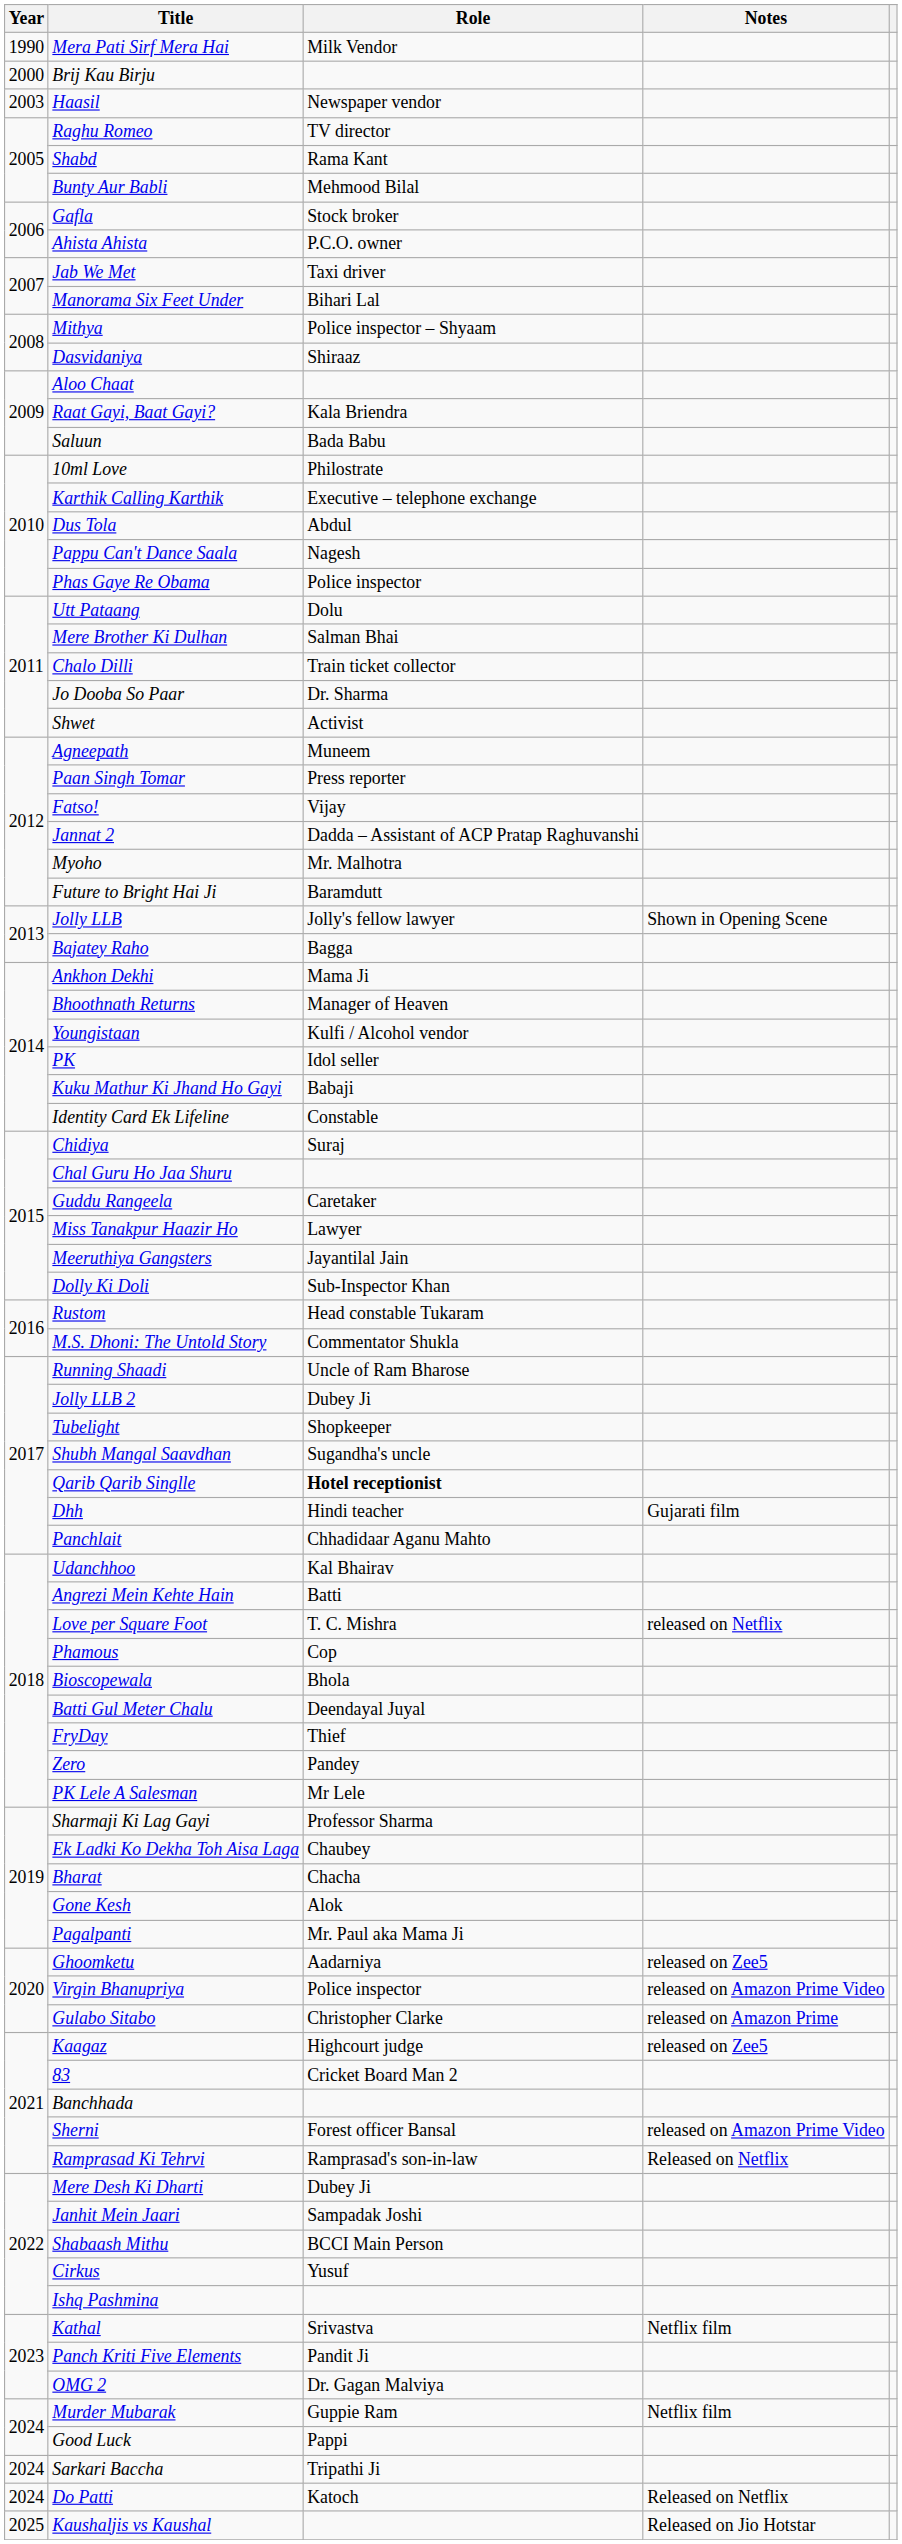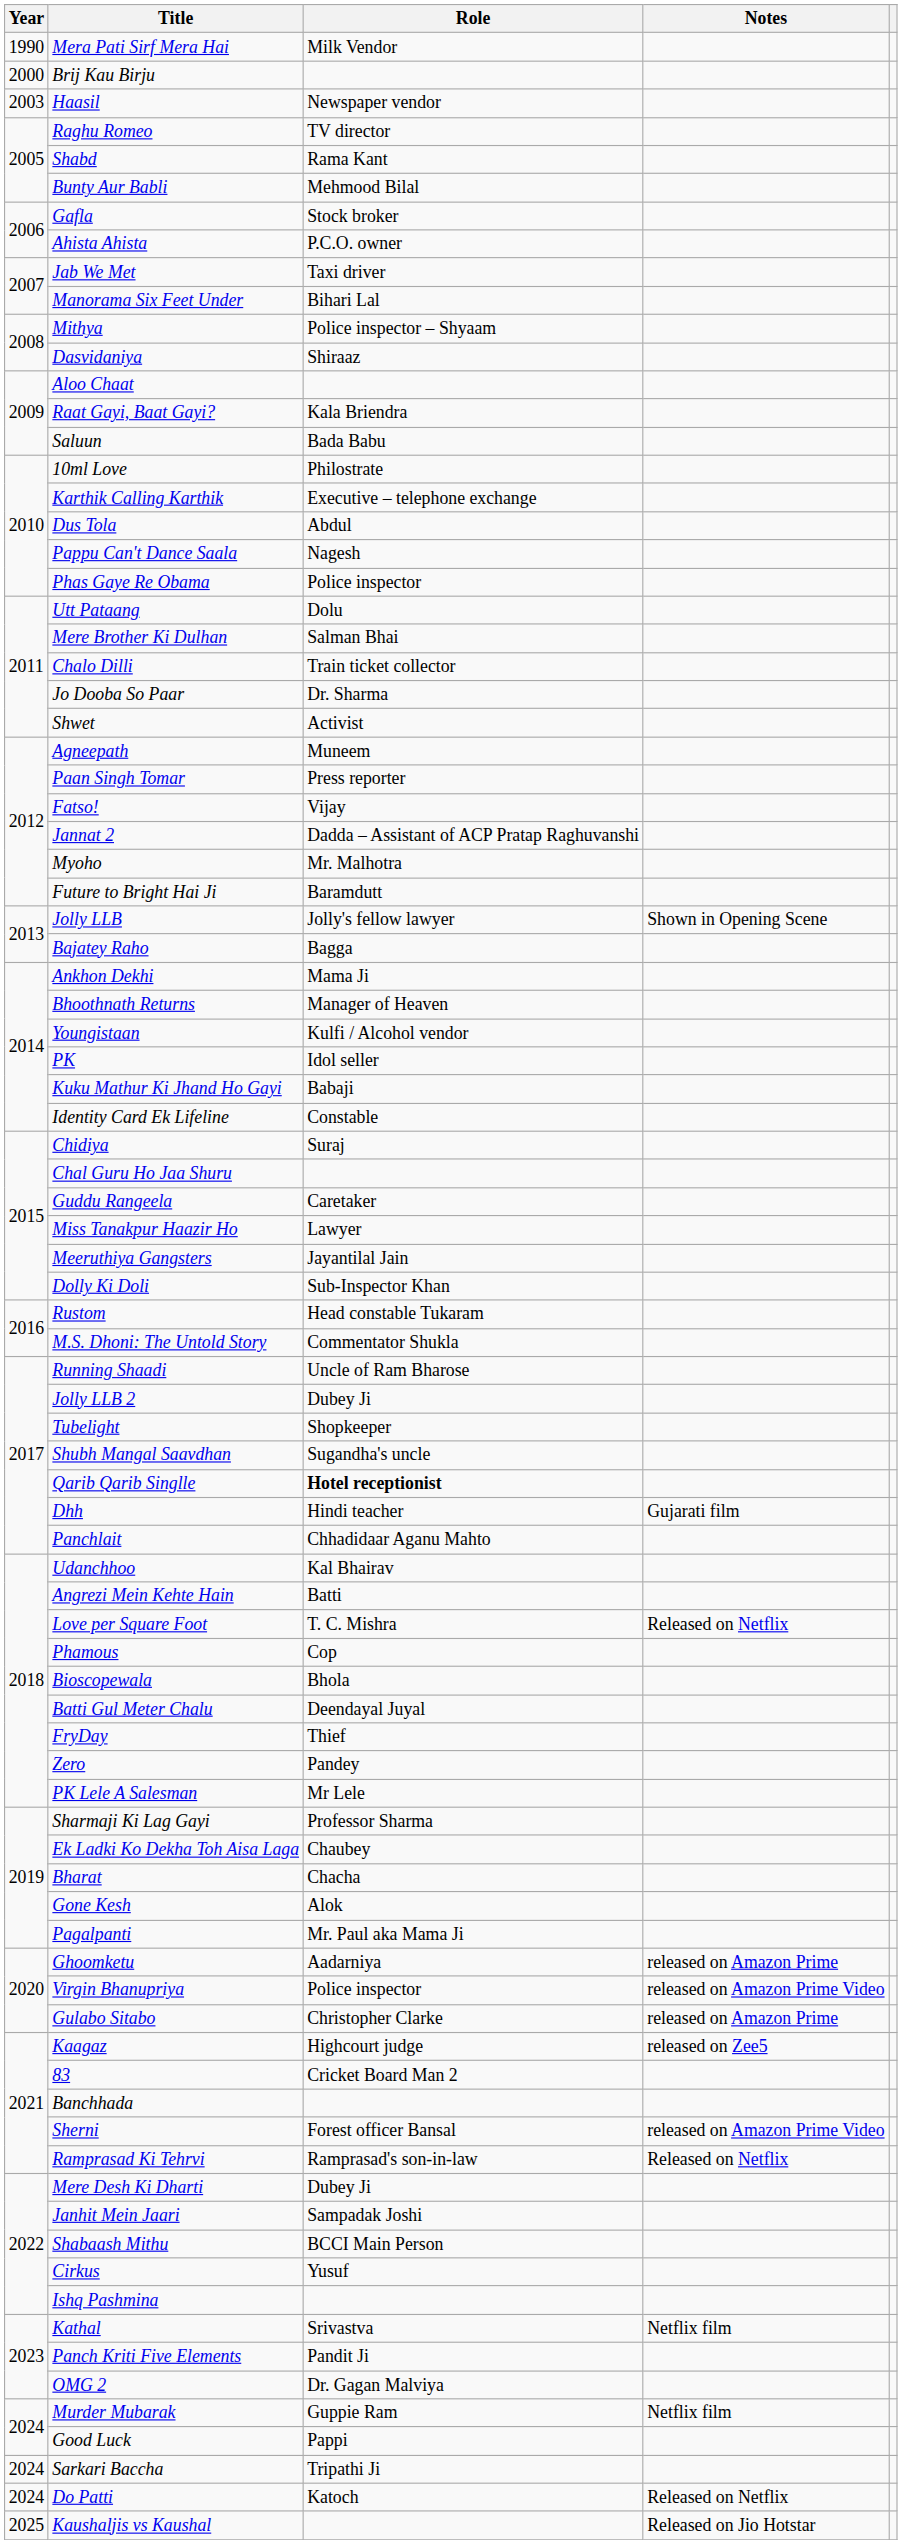(715, 1624) released on Netflix -> (718, 1624) Released on Netflix
(707, 1962) released on Zee5 -> (743, 1962) released on Amazon Prime
